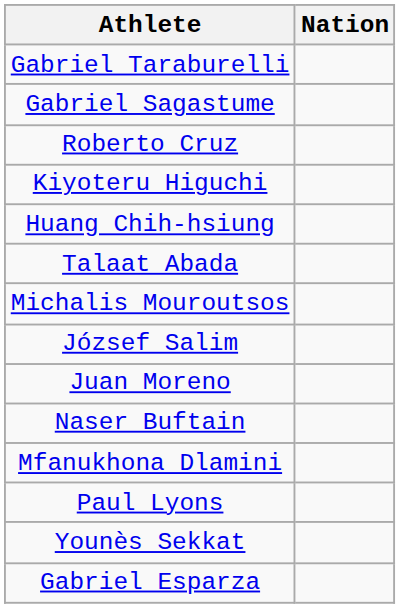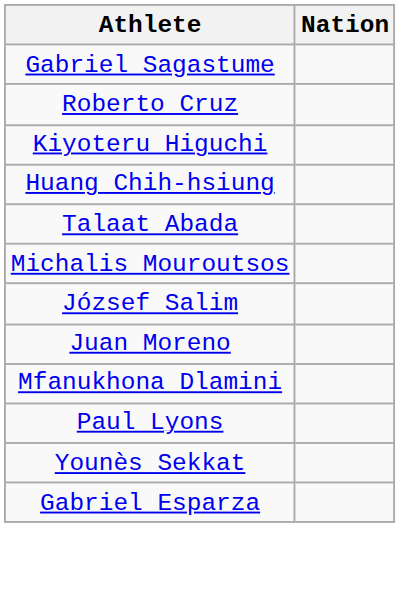- row: (150, 65)
- row: (150, 423)
